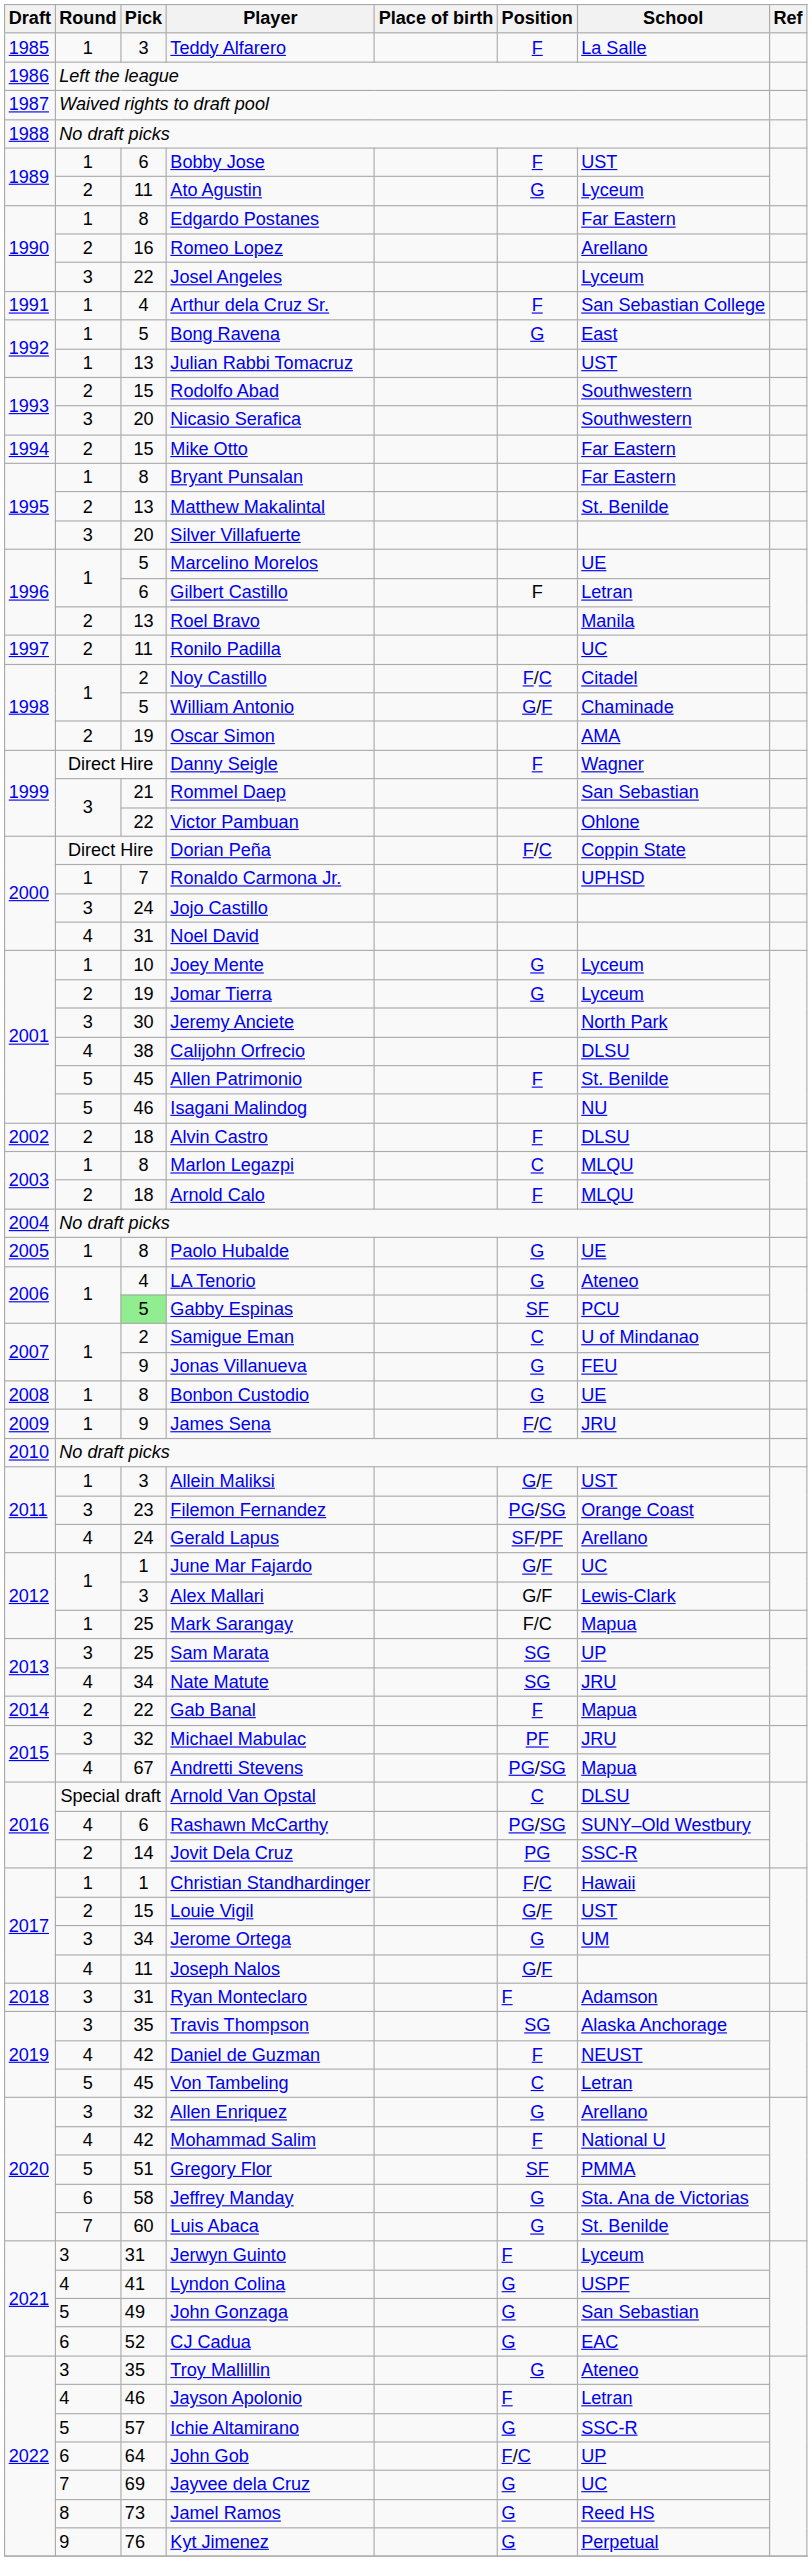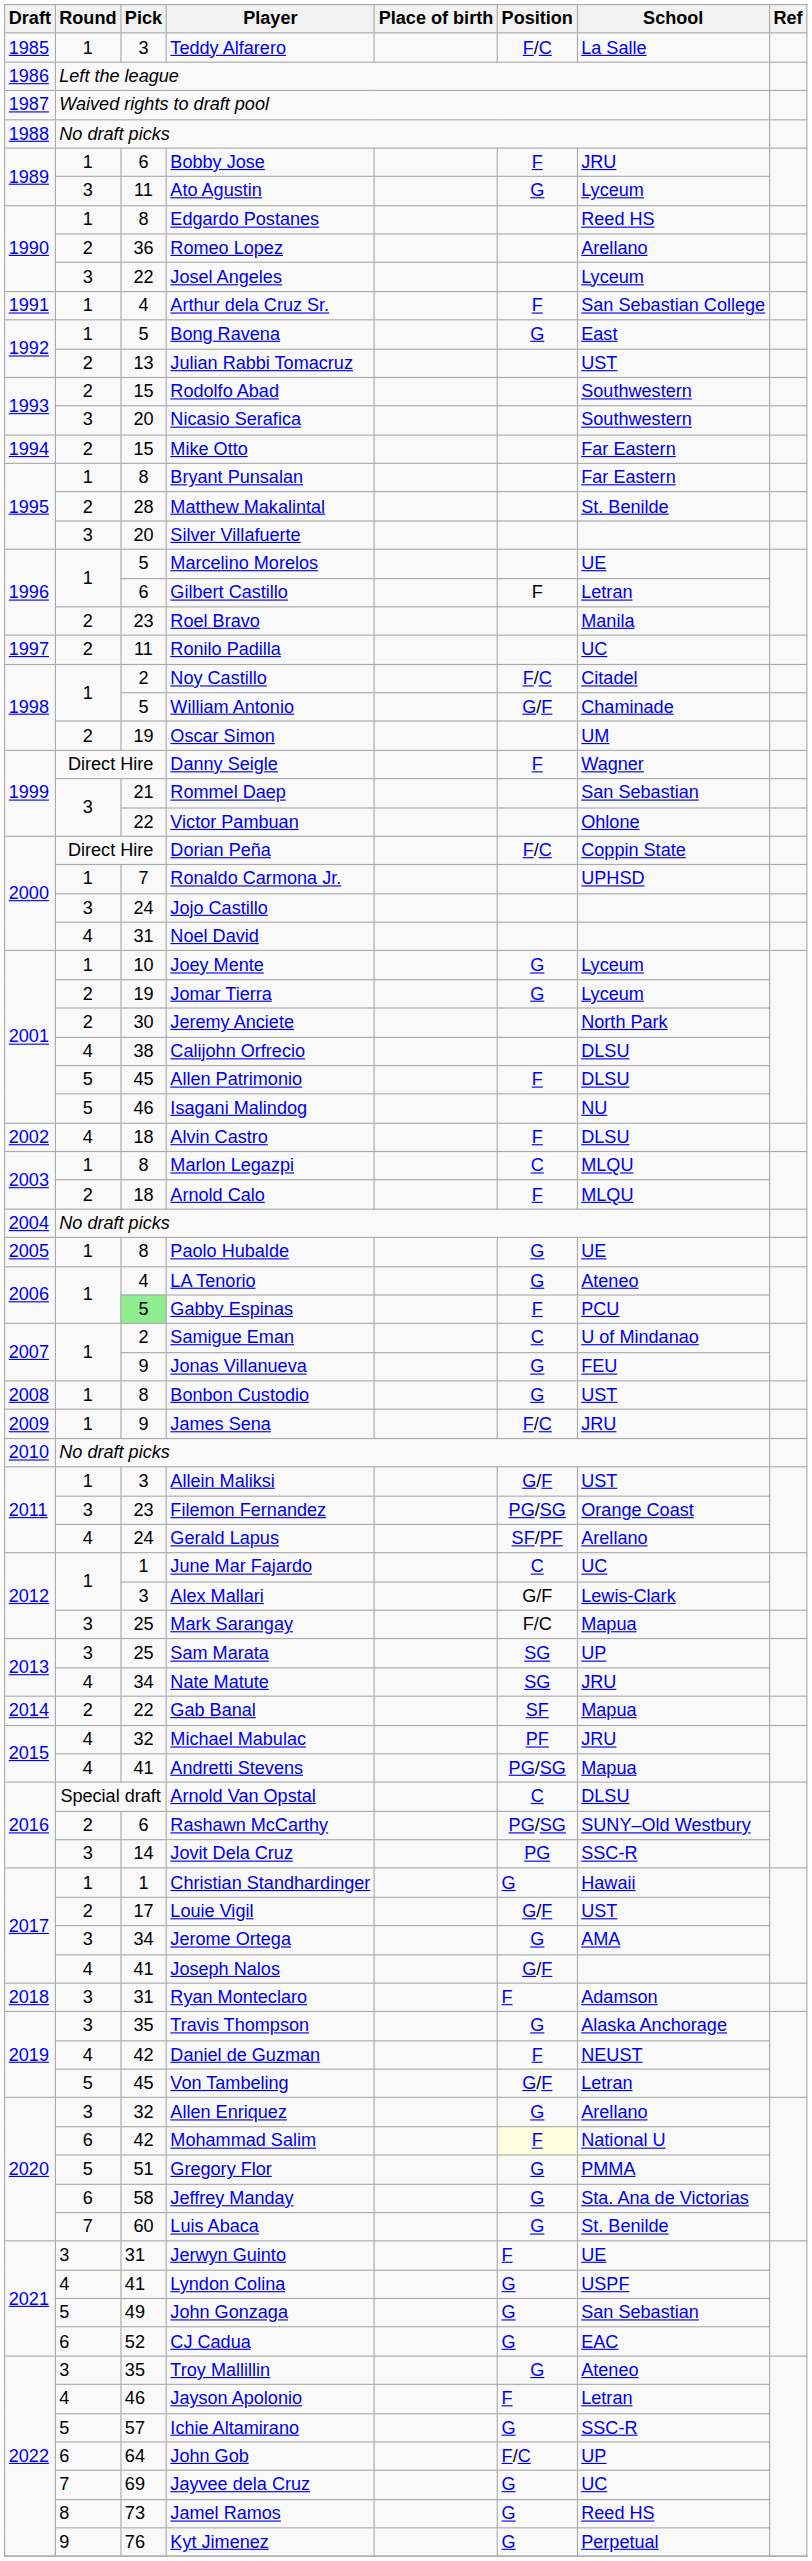(537, 47) F -> (537, 47) F/C
(599, 162) UST -> (599, 162) JRU
(88, 190) 2 -> (88, 190) 3
(628, 219) Far Eastern -> (618, 219) Reed HS
(143, 248) 16 -> (143, 248) 36
(88, 362) 1 -> (88, 362) 2
(143, 506) 13 -> (143, 506) 28
(143, 620) 13 -> (143, 620) 23
(601, 735) AMA -> (595, 735) UM
(88, 1022) 3 -> (88, 1022) 2
(625, 1079) St. Benilde -> (605, 1079) DLSU
(88, 1137) 2 -> (88, 1137) 4
(537, 1309) SF -> (537, 1309) F
(594, 1395) UE -> (599, 1395) UST
(537, 1567) G/F -> (537, 1567) C
(88, 1624) 1 -> (88, 1624) 3
(537, 1710) F -> (537, 1710) SF
(88, 1739) 3 -> (88, 1739) 4
(143, 1767) 67 -> (143, 1767) 41
(88, 1825) 4 -> (88, 1825) 2
(88, 1853) 2 -> (88, 1853) 3
(537, 1882) F/C -> (509, 1882) G
(143, 1911) 15 -> (143, 1911) 17
(595, 1939) UM -> (601, 1939) AMA
(143, 1968) 11 -> (143, 1968) 41
(537, 2025) SG -> (537, 2025) G
(537, 2083) C -> (537, 2083) G/F
(88, 2140) 4 -> (88, 2140) 6
(537, 2140) no background -> (537, 2140) lightyellow background
(537, 2169) SF -> (537, 2169) G
(613, 2255) Lyceum -> (594, 2255) UE
